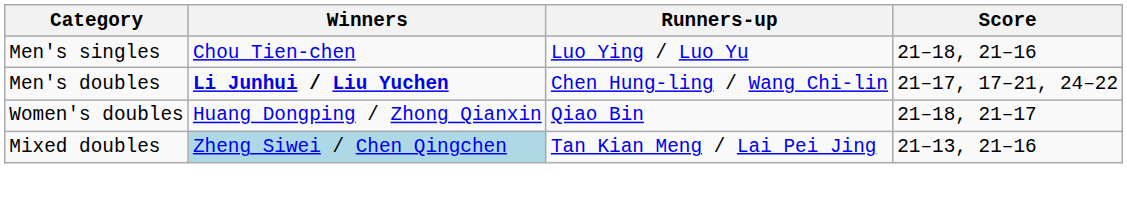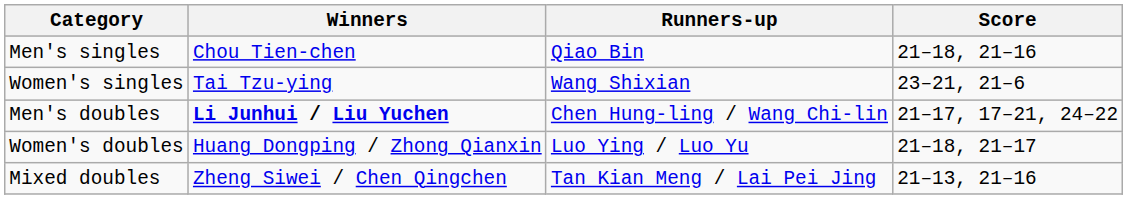(650, 52) Luo Ying / Luo Yu -> (597, 52) Qiao Bin
+ row: (97, 84)
(597, 115) Qiao Bin -> (650, 147) Luo Ying / Luo Yu
(350, 147) lightblue background -> (350, 178) no background
